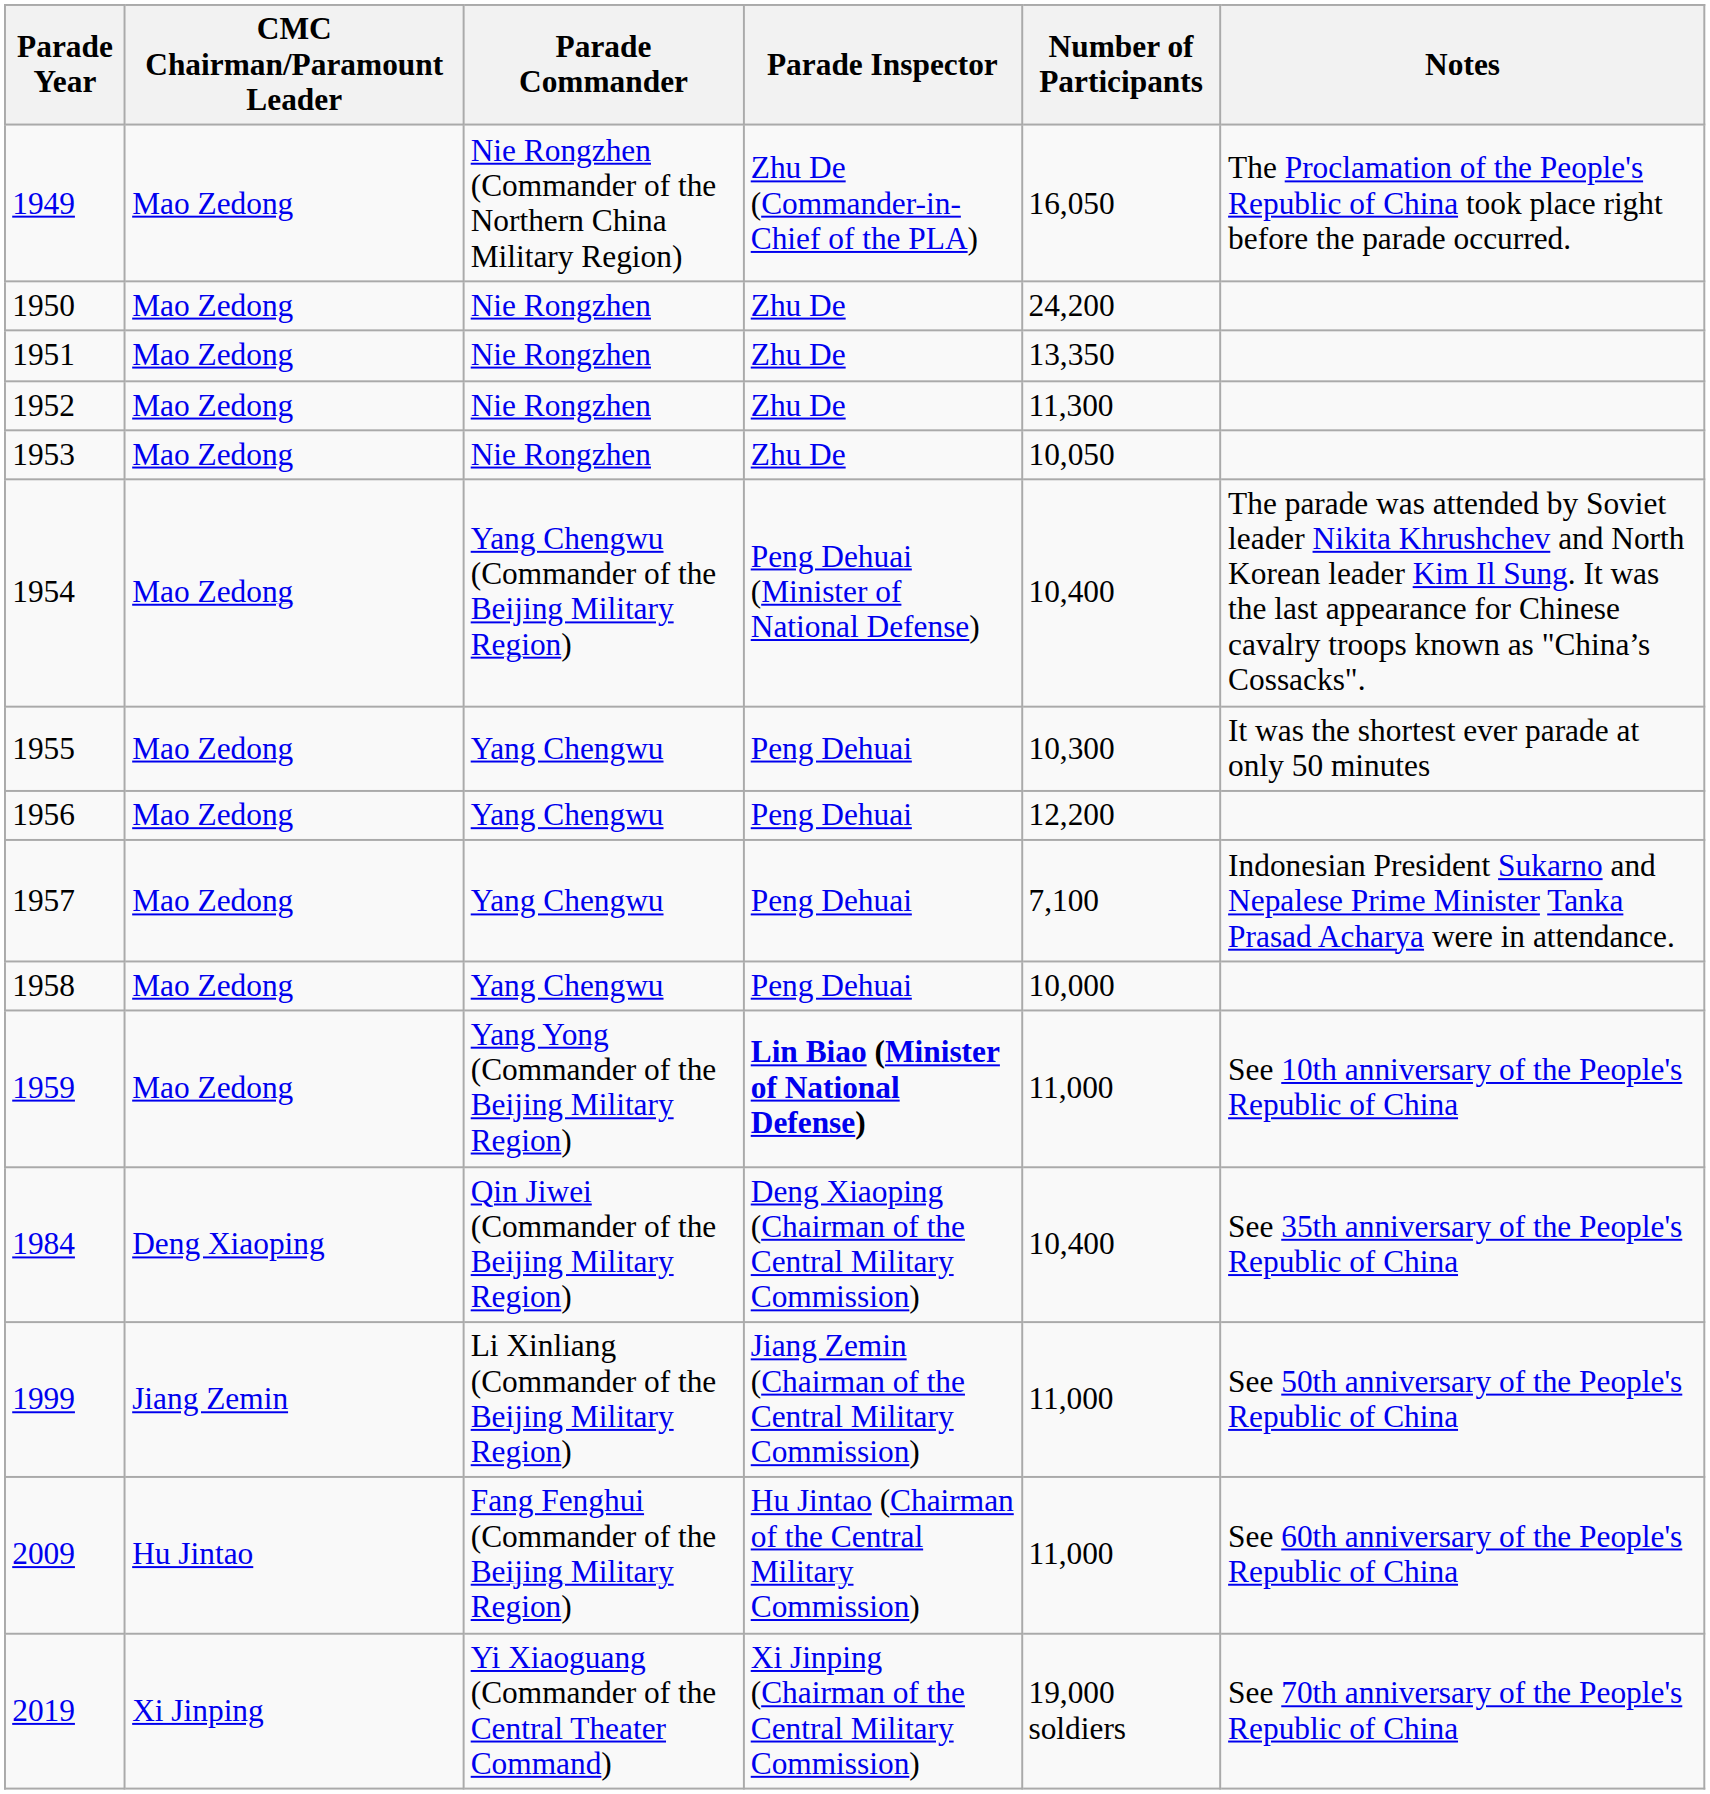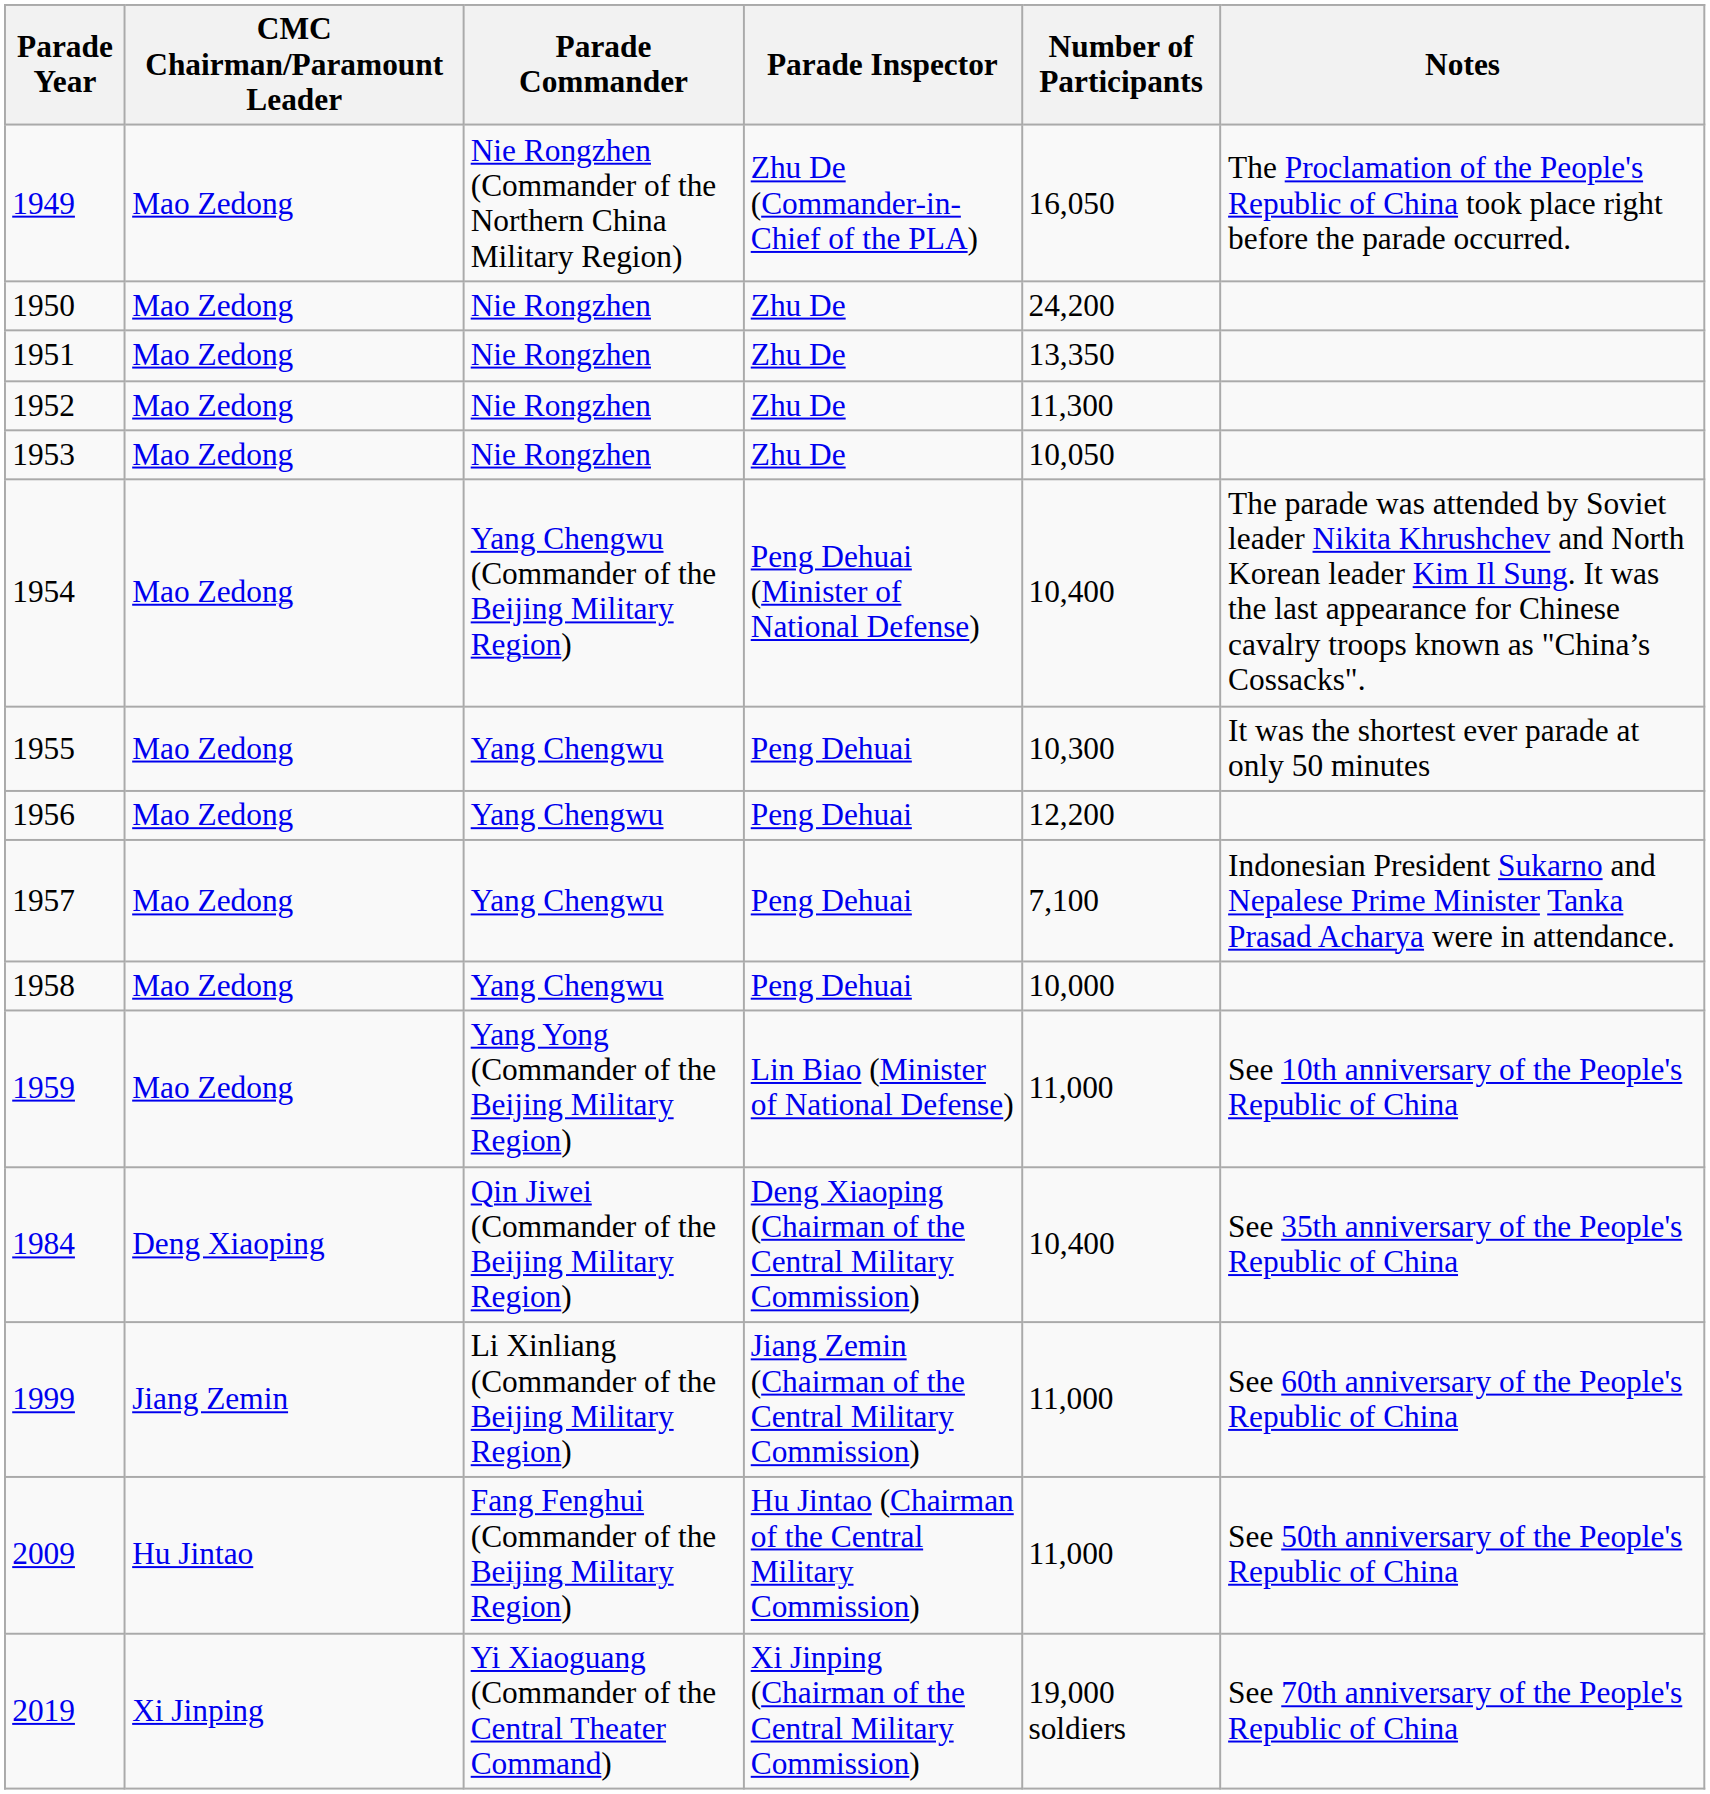(875, 1088) bold -> (882, 1088) normal
(1455, 1399) See 50th anniversary of the People's Republic of China -> (1455, 1399) See 60th anniversary of the People's Republic of China
(1455, 1554) See 60th anniversary of the People's Republic of China -> (1455, 1554) See 50th anniversary of the People's Republic of China
